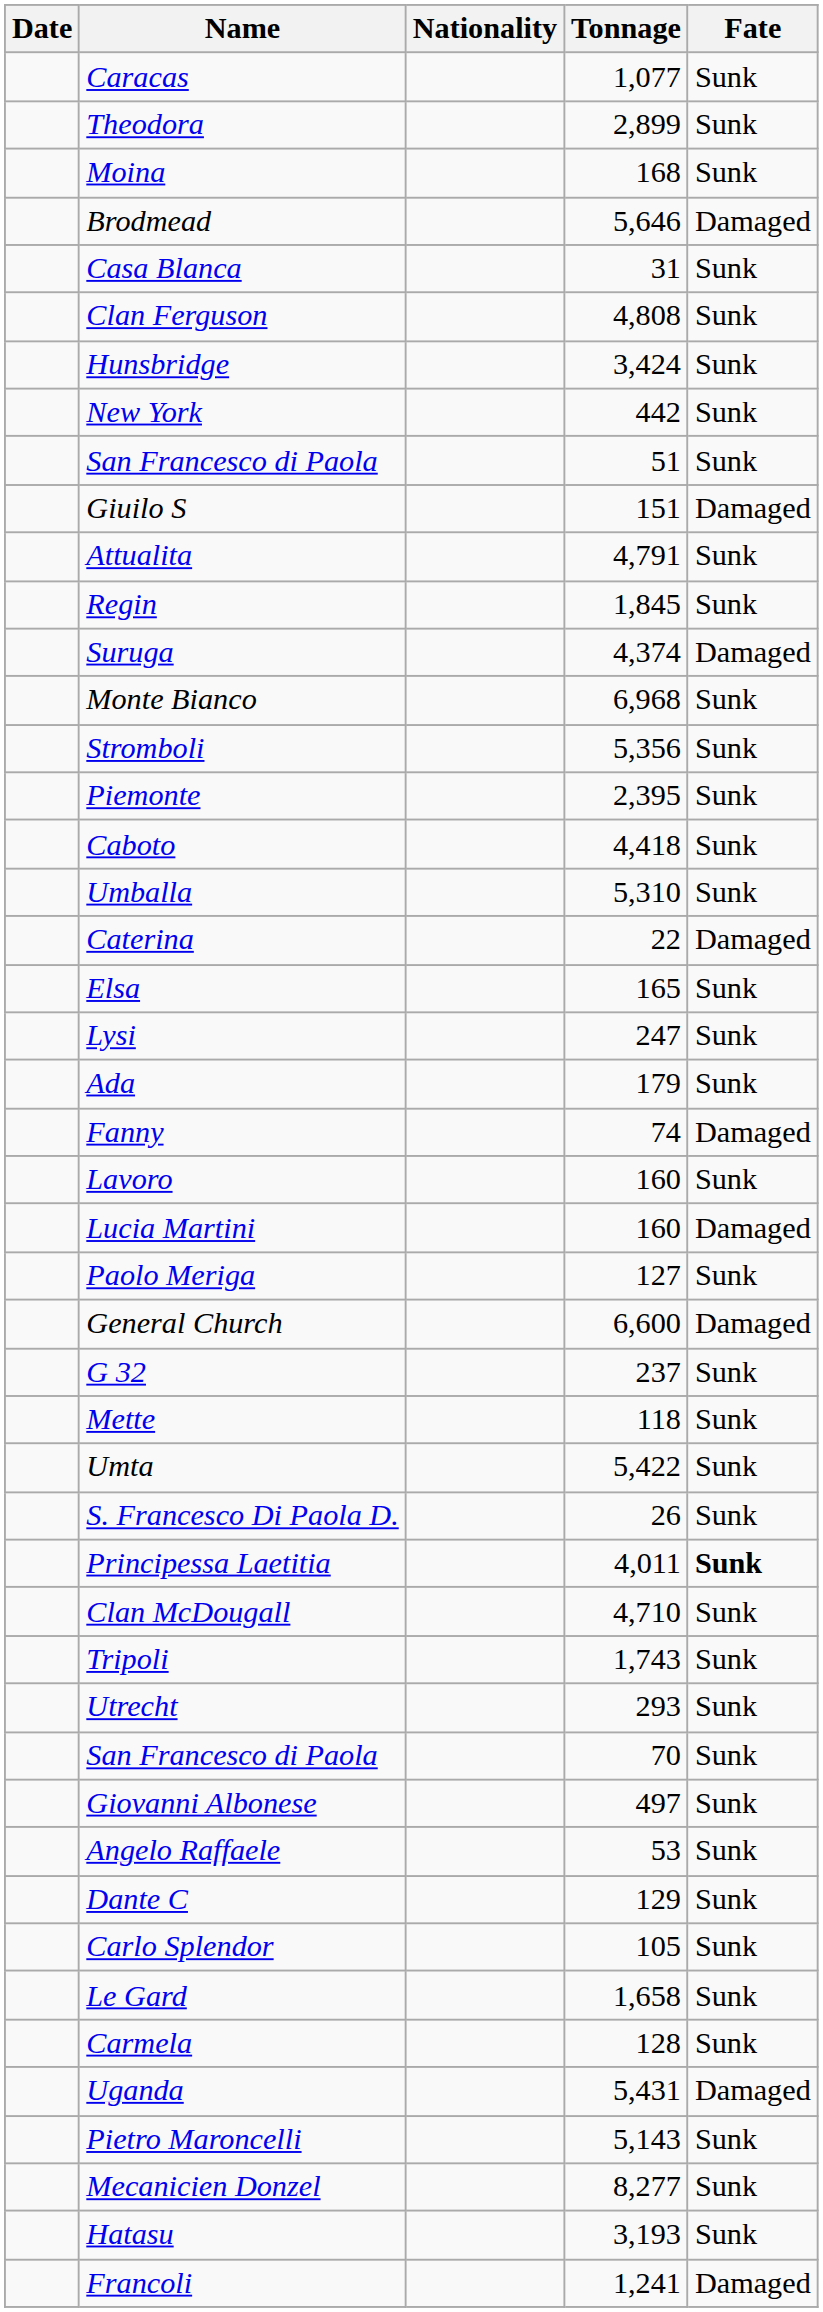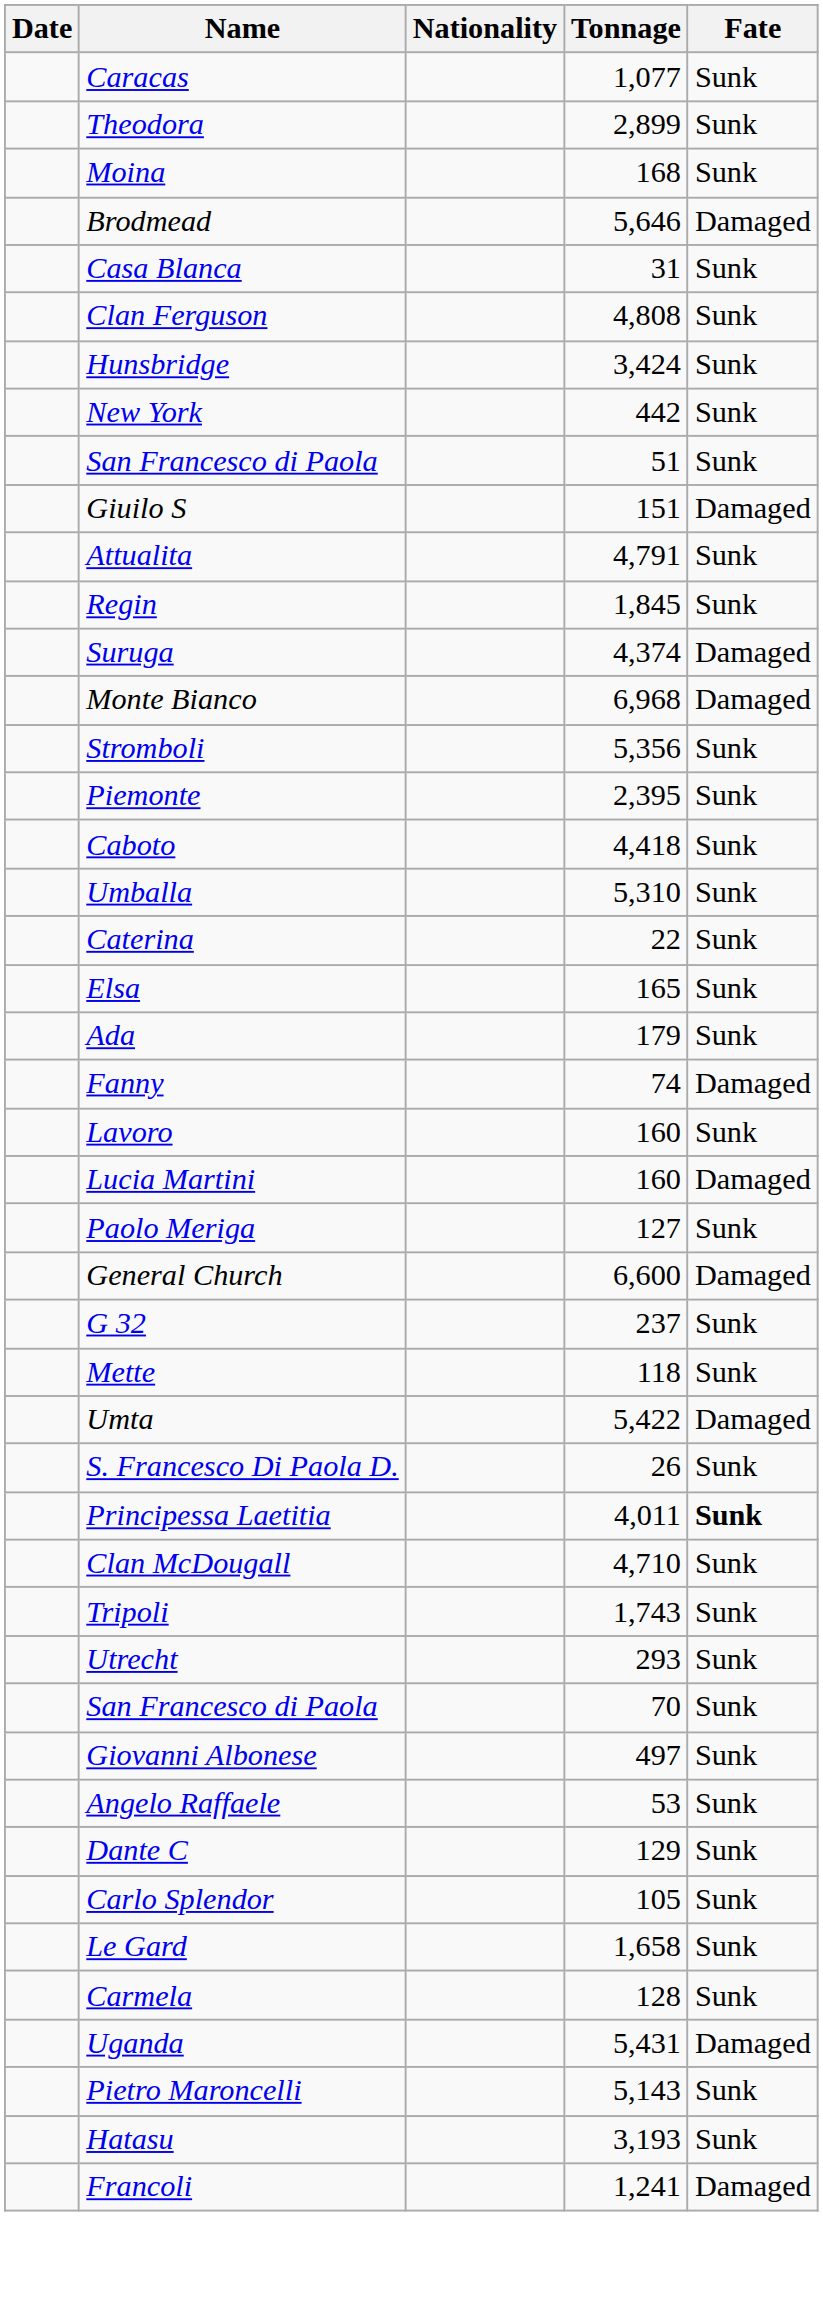(726, 699) Sunk -> (753, 699) Damaged
(753, 939) Damaged -> (726, 939) Sunk
- row: (111, 1035)
(726, 1467) Sunk -> (753, 1419) Damaged
- row: (203, 2186)
